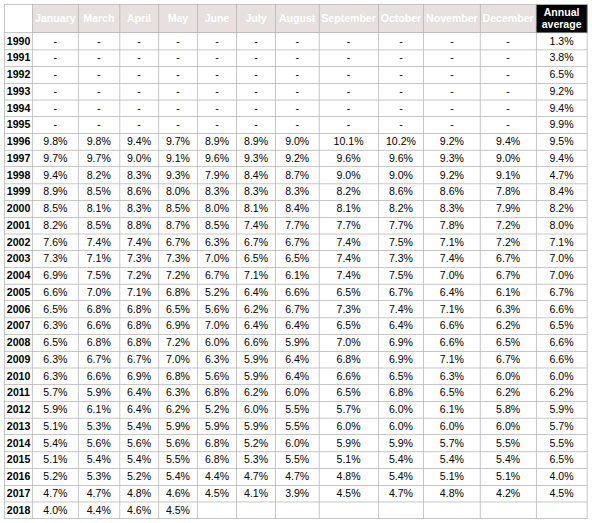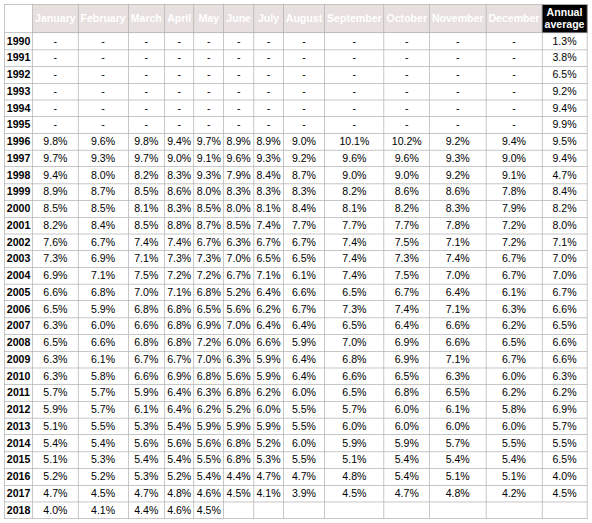+ column: (103, 18)
(562, 376) 6.0% -> (565, 376) 6.3%
(562, 409) 5.9% -> (565, 409) 6.9%
